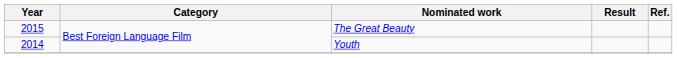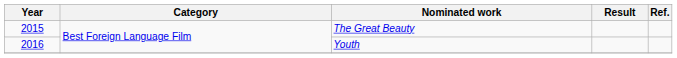(32, 45) 2014 -> (32, 45) 2016
